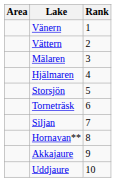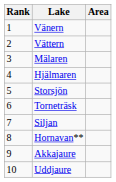columns swapped: (97, 12) <-> (17, 12)
